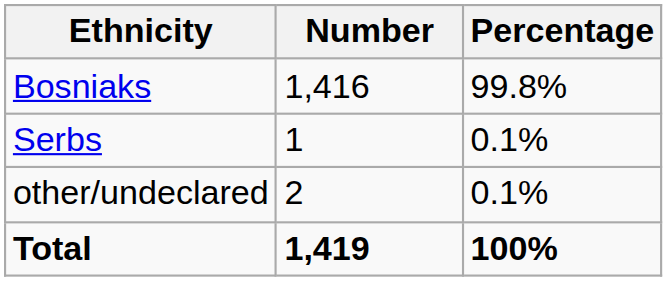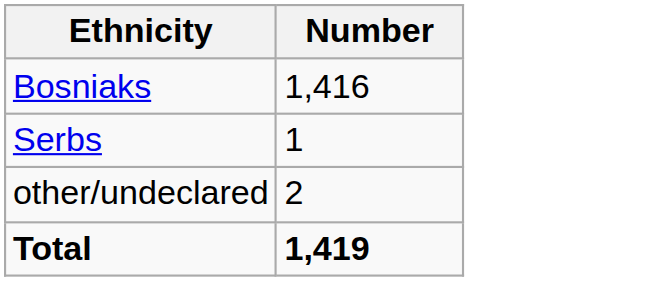- column: (562, 31)
